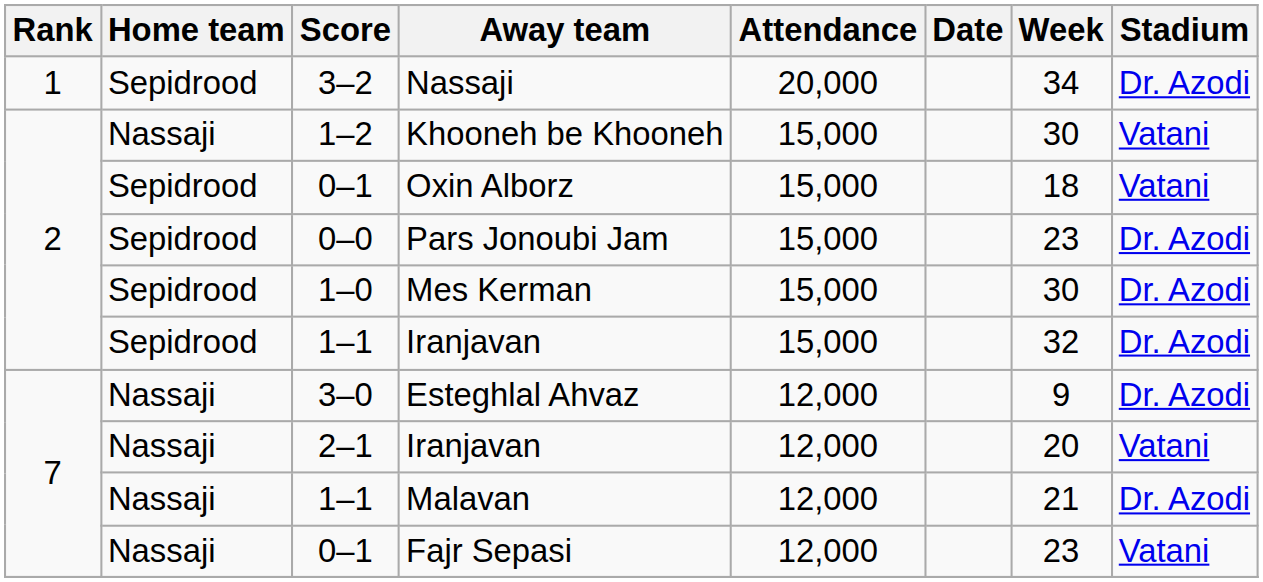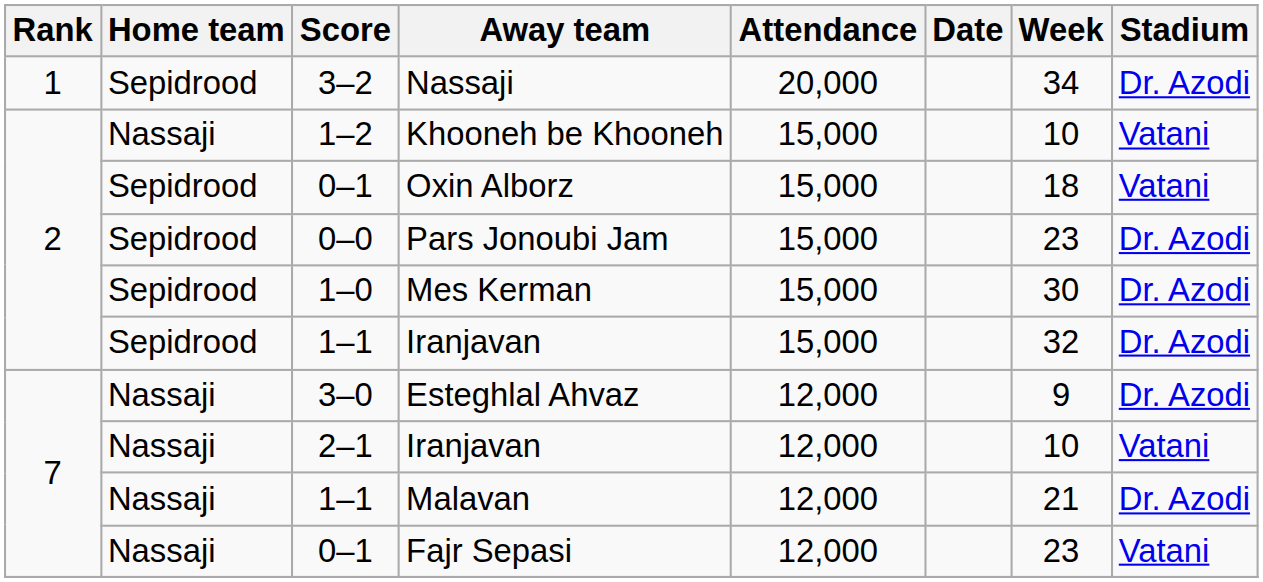(1061, 134) 30 -> (1061, 134) 10
(1061, 446) 20 -> (1061, 446) 10
